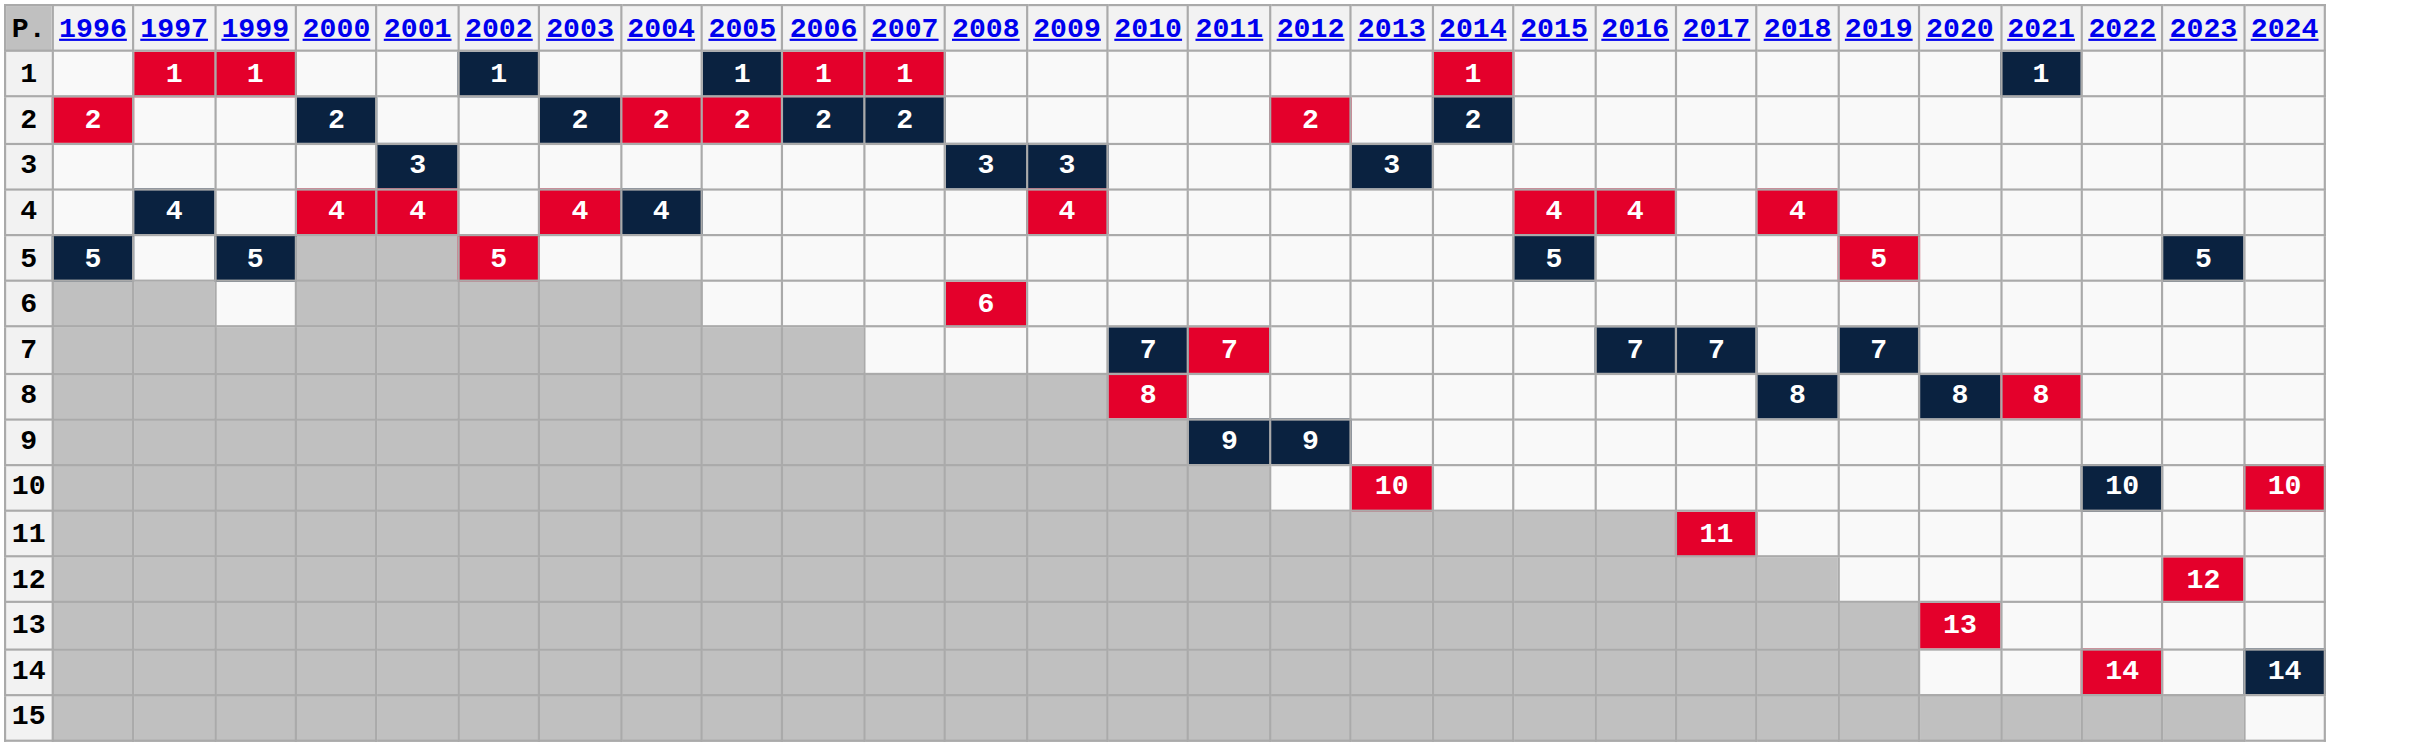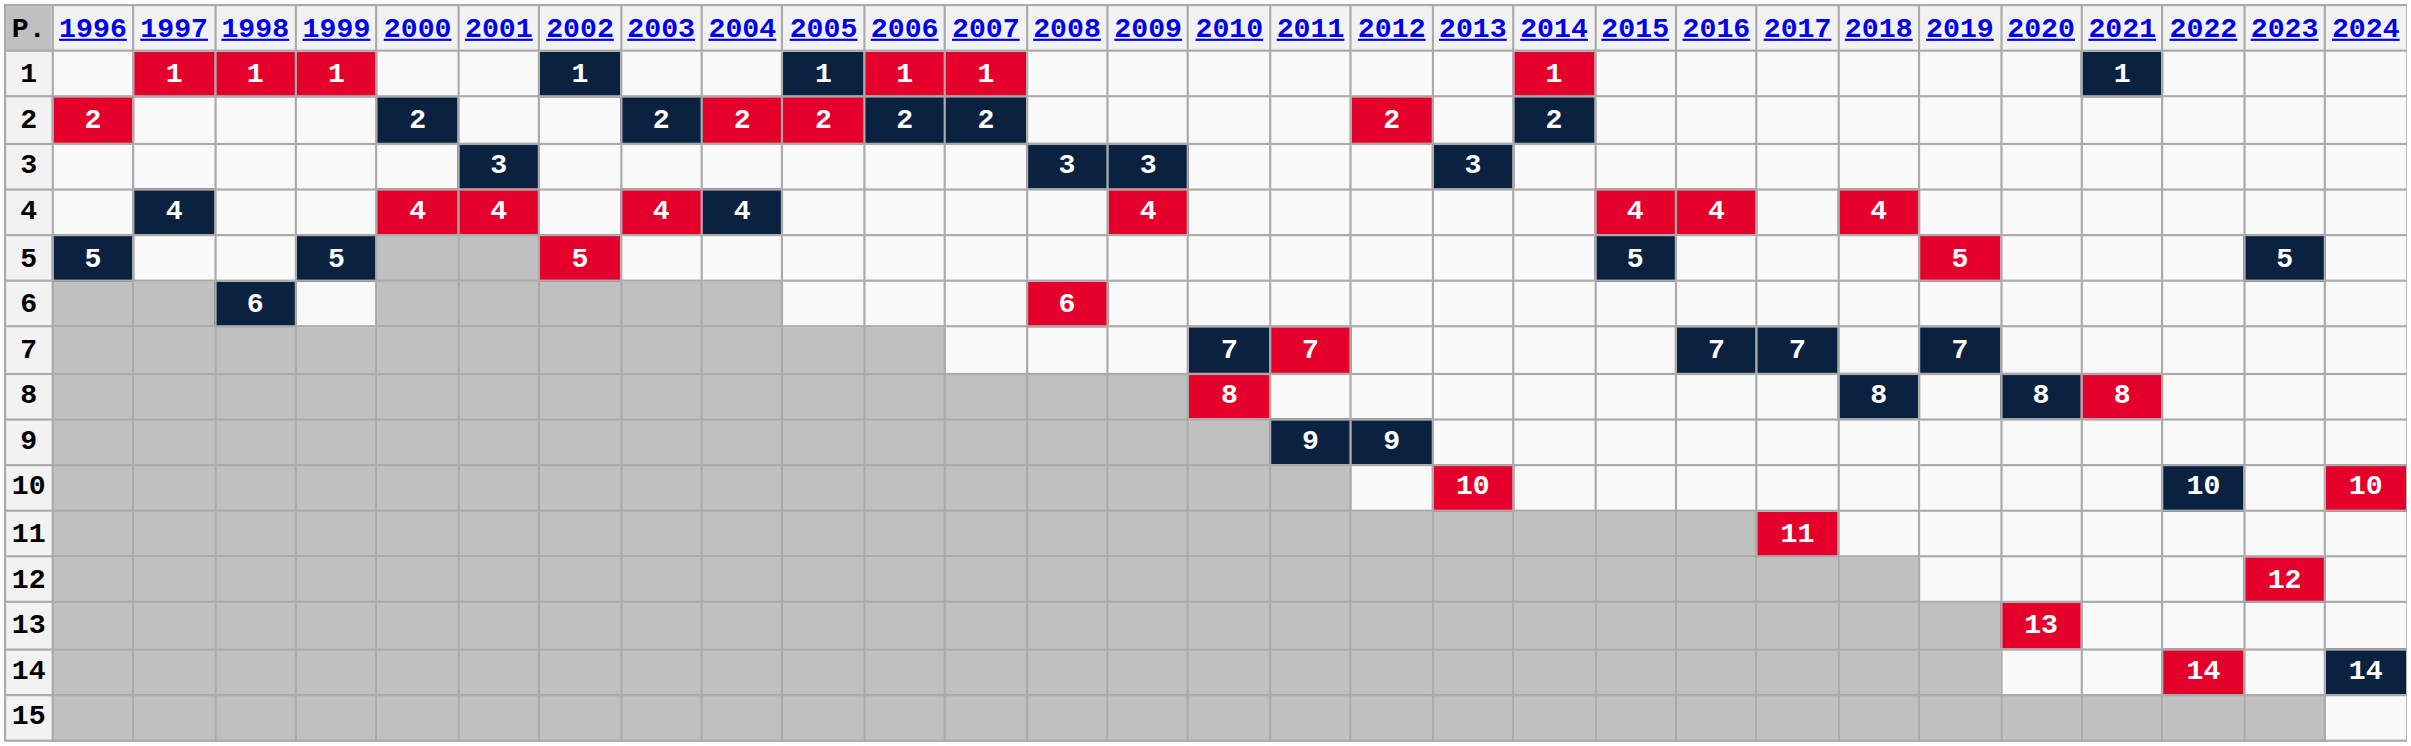+ column: (255, 28)
